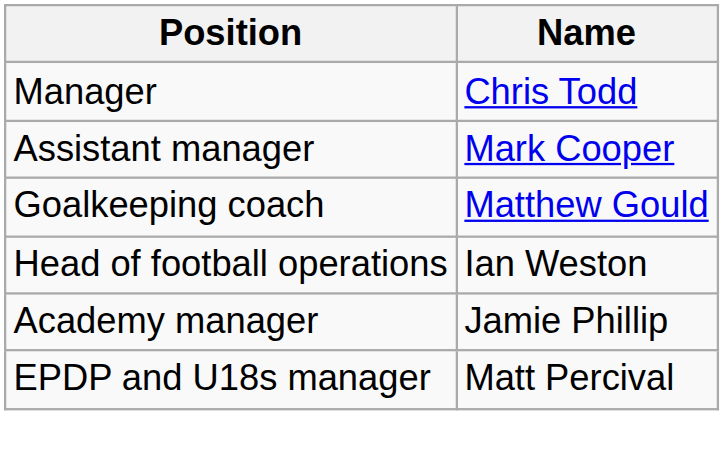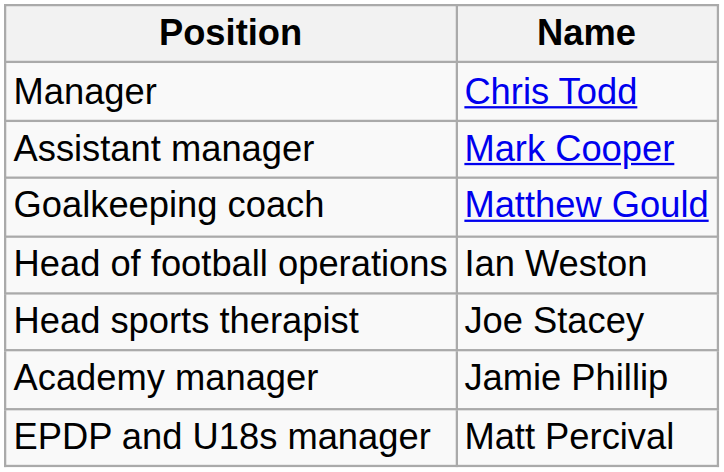+ row: (186, 321)
